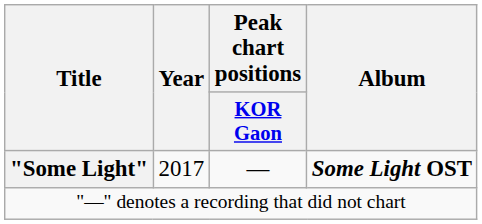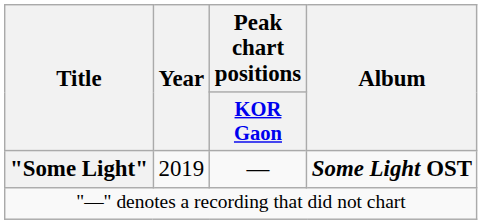(181, 168) 2017 -> (181, 168) 2019
